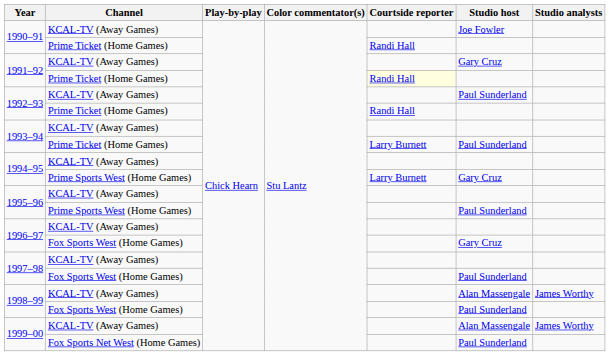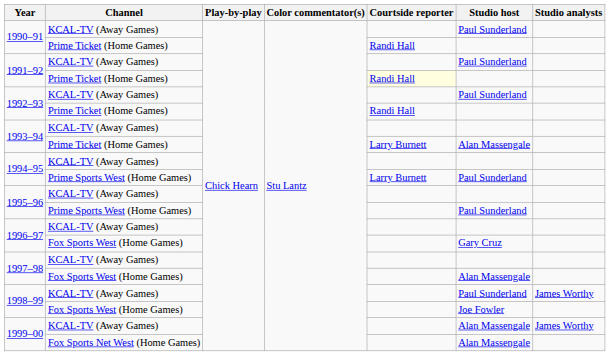(481, 29) Joe Fowler -> (492, 29) Paul Sunderland
(480, 62) Gary Cruz -> (492, 62) Paul Sunderland
(492, 144) Paul Sunderland -> (494, 144) Alan Massengale
(480, 177) Gary Cruz -> (492, 177) Paul Sunderland
(492, 276) Paul Sunderland -> (494, 276) Alan Massengale
(494, 293) Alan Massengale -> (492, 293) Paul Sunderland
(492, 309) Paul Sunderland -> (481, 309) Joe Fowler
(492, 342) Paul Sunderland -> (494, 342) Alan Massengale
